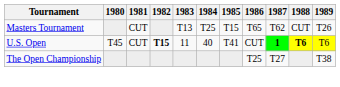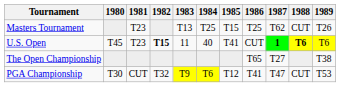(138, 27) CUT -> (138, 27) T23
(254, 27) T65 -> (254, 27) T25
(138, 43) CUT -> (138, 43) T23
(254, 59) T25 -> (254, 59) T65
+ row: (44, 74)
